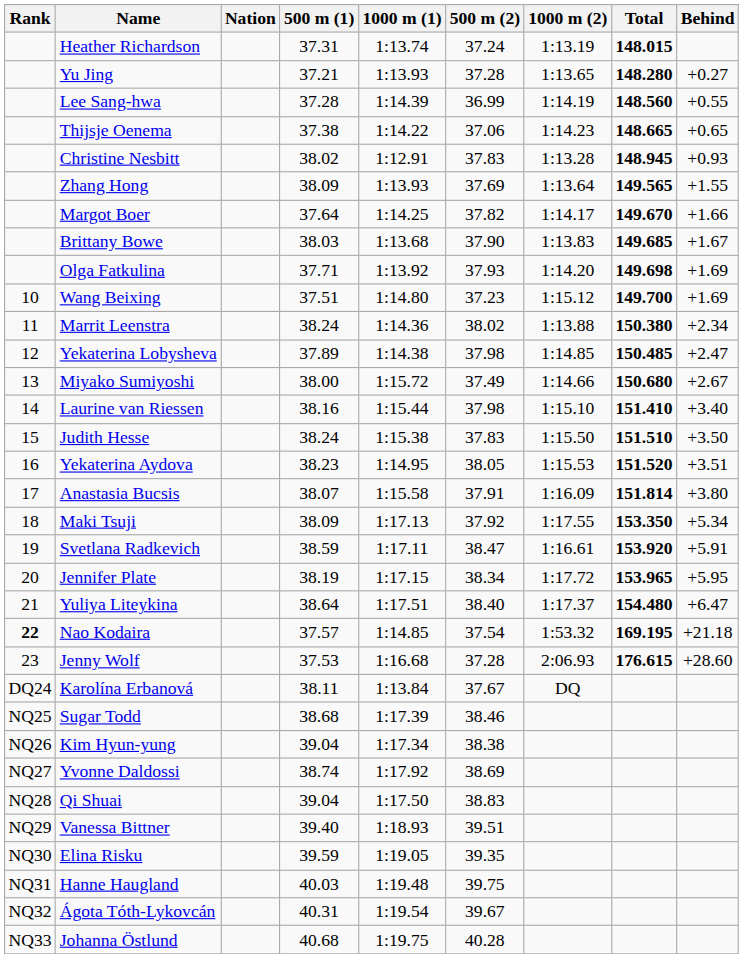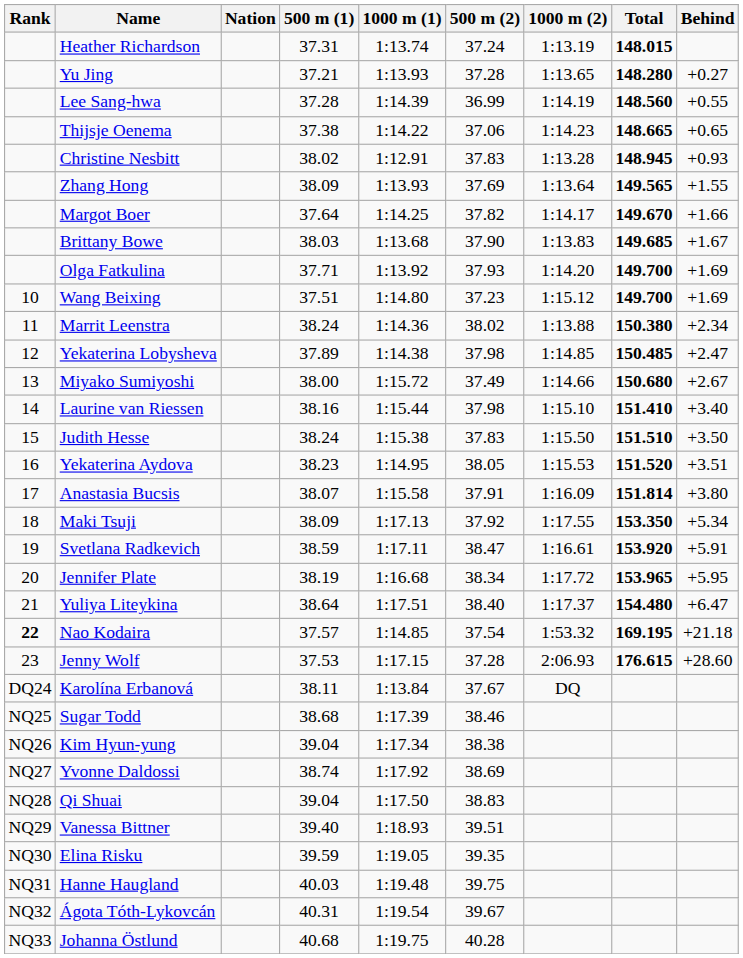(644, 269) 149.698 -> (644, 269) 149.700
(402, 576) 1:17.15 -> (402, 576) 1:16.68
(402, 660) 1:16.68 -> (402, 660) 1:17.15
